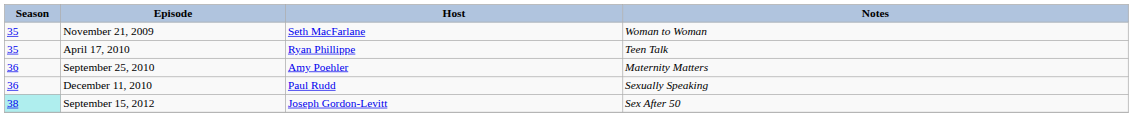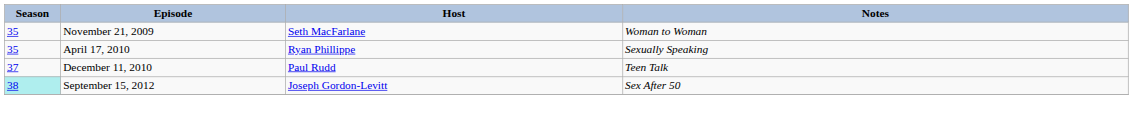(647, 49) Teen Talk -> (667, 49) Sexually Speaking
- row: (109, 67)
(13, 85) 36 -> (13, 67) 37
(667, 85) Sexually Speaking -> (647, 67) Teen Talk
